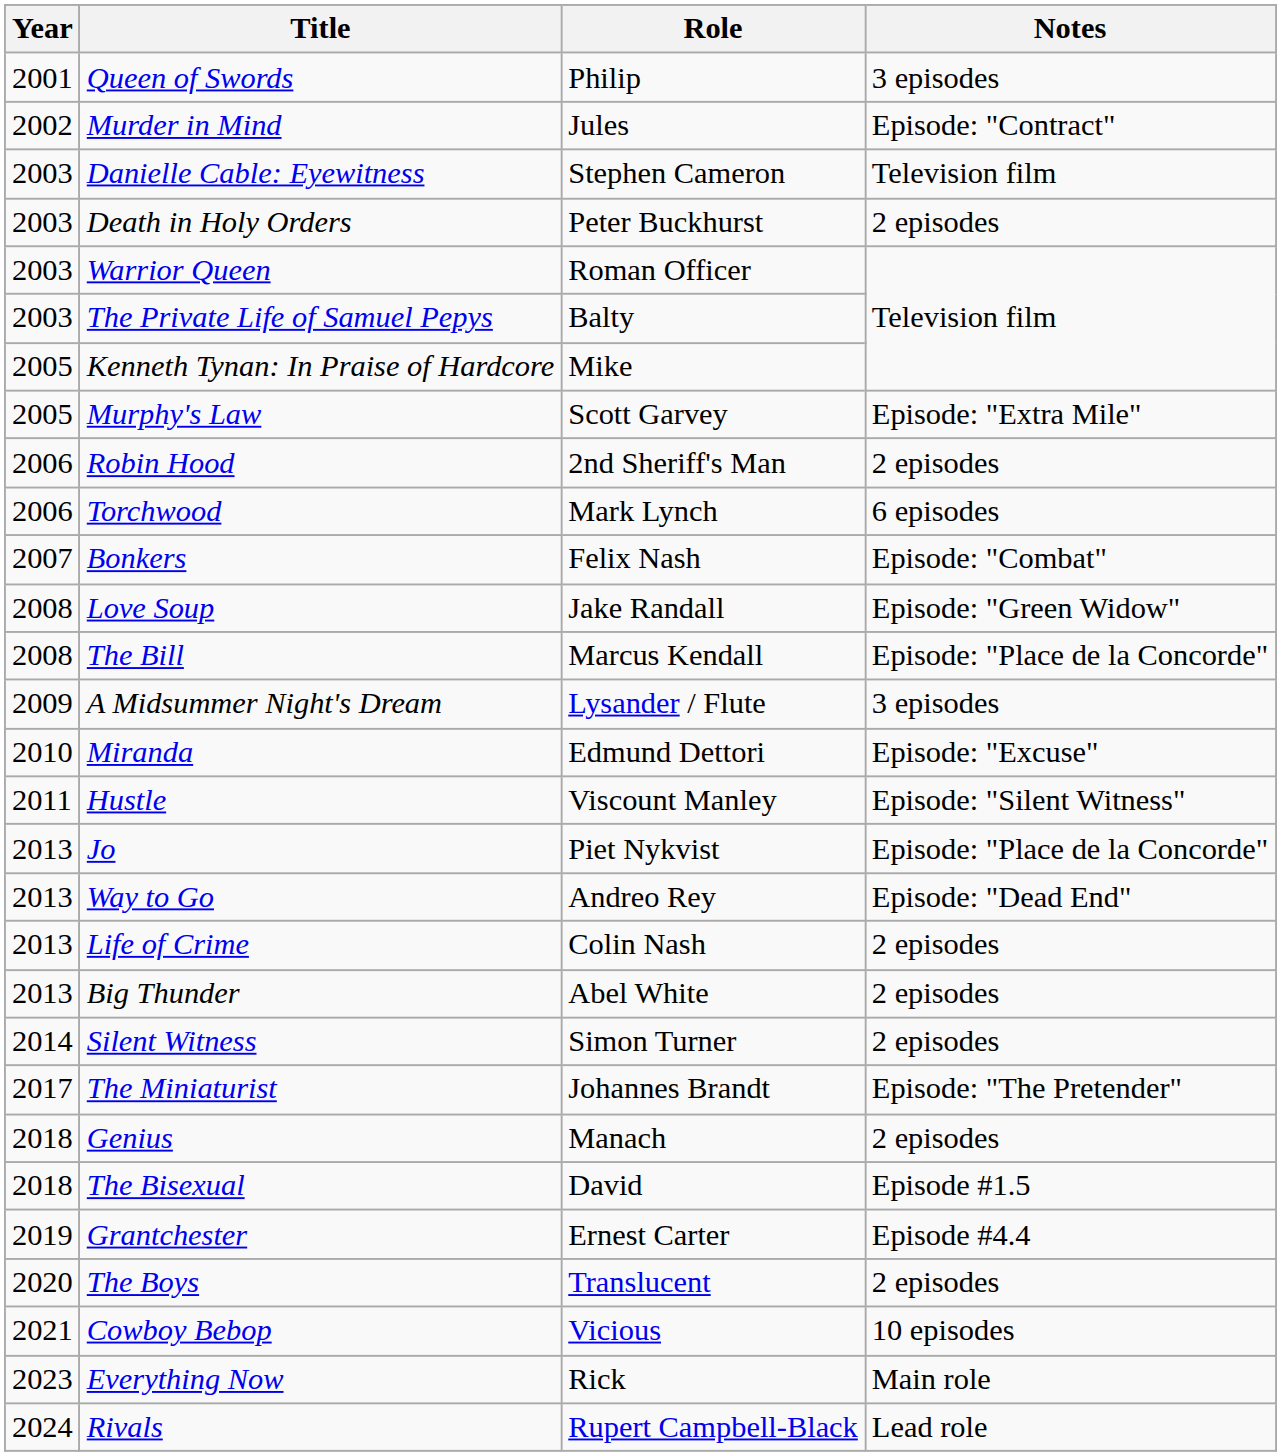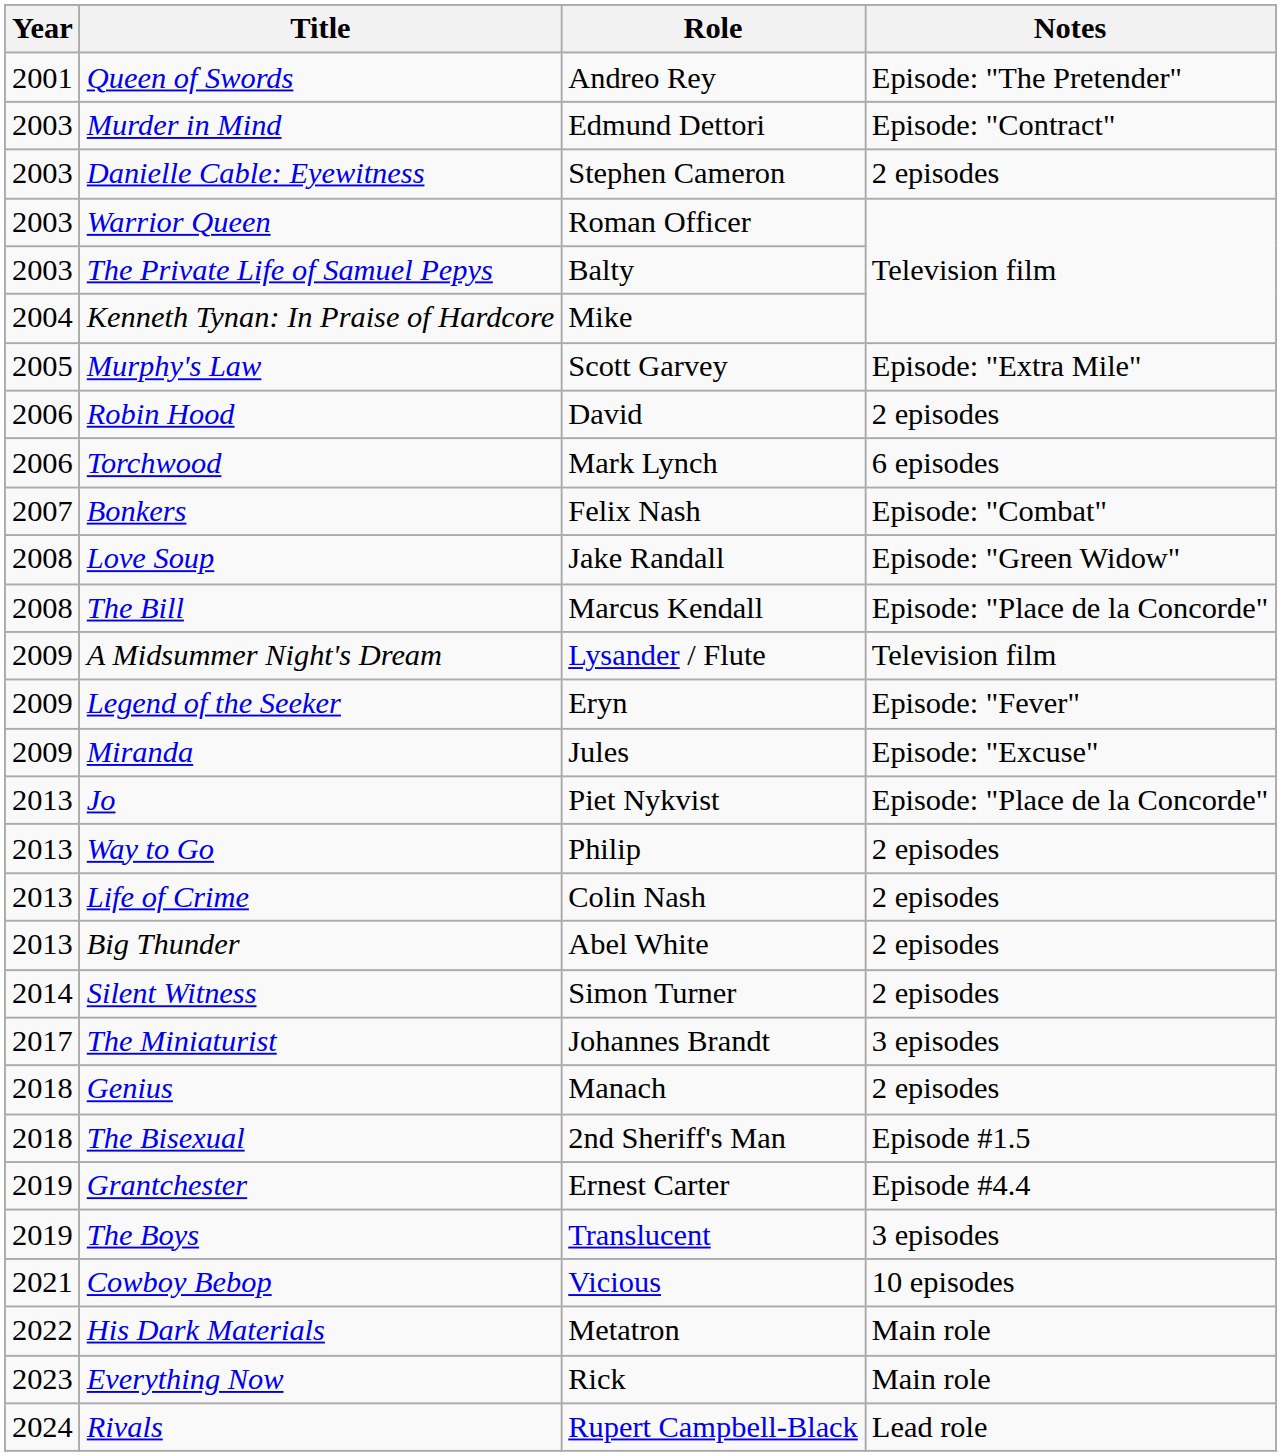(605, 76) Philip -> (642, 76) Andreo Rey
(936, 76) 3 episodes -> (1027, 76) Episode: "The Pretender"
(42, 125) 2002 -> (42, 125) 2003
(599, 125) Jules -> (667, 125) Edmund Dettori
(964, 173) Television film -> (936, 173) 2 episodes
- row: (219, 221)
(42, 366) 2005 -> (42, 317) 2004
(677, 462) 2nd Sheriff's Man -> (605, 414) David
(936, 703) 3 episodes -> (964, 655) Television film
+ row: (214, 703)
(42, 751) 2010 -> (42, 751) 2009
(667, 751) Edmund Dettori -> (599, 751) Jules
- row: (126, 800)
(642, 896) Andreo Rey -> (605, 848) Philip
(1002, 896) Episode: "Dead End" -> (936, 848) 2 episodes
(1027, 1089) Episode: "The Pretender" -> (936, 1041) 3 episodes
(605, 1185) David -> (677, 1137) 2nd Sheriff's Man
(42, 1282) 2020 -> (42, 1233) 2019
(936, 1282) 2 episodes -> (936, 1233) 3 episodes
+ row: (206, 1330)
